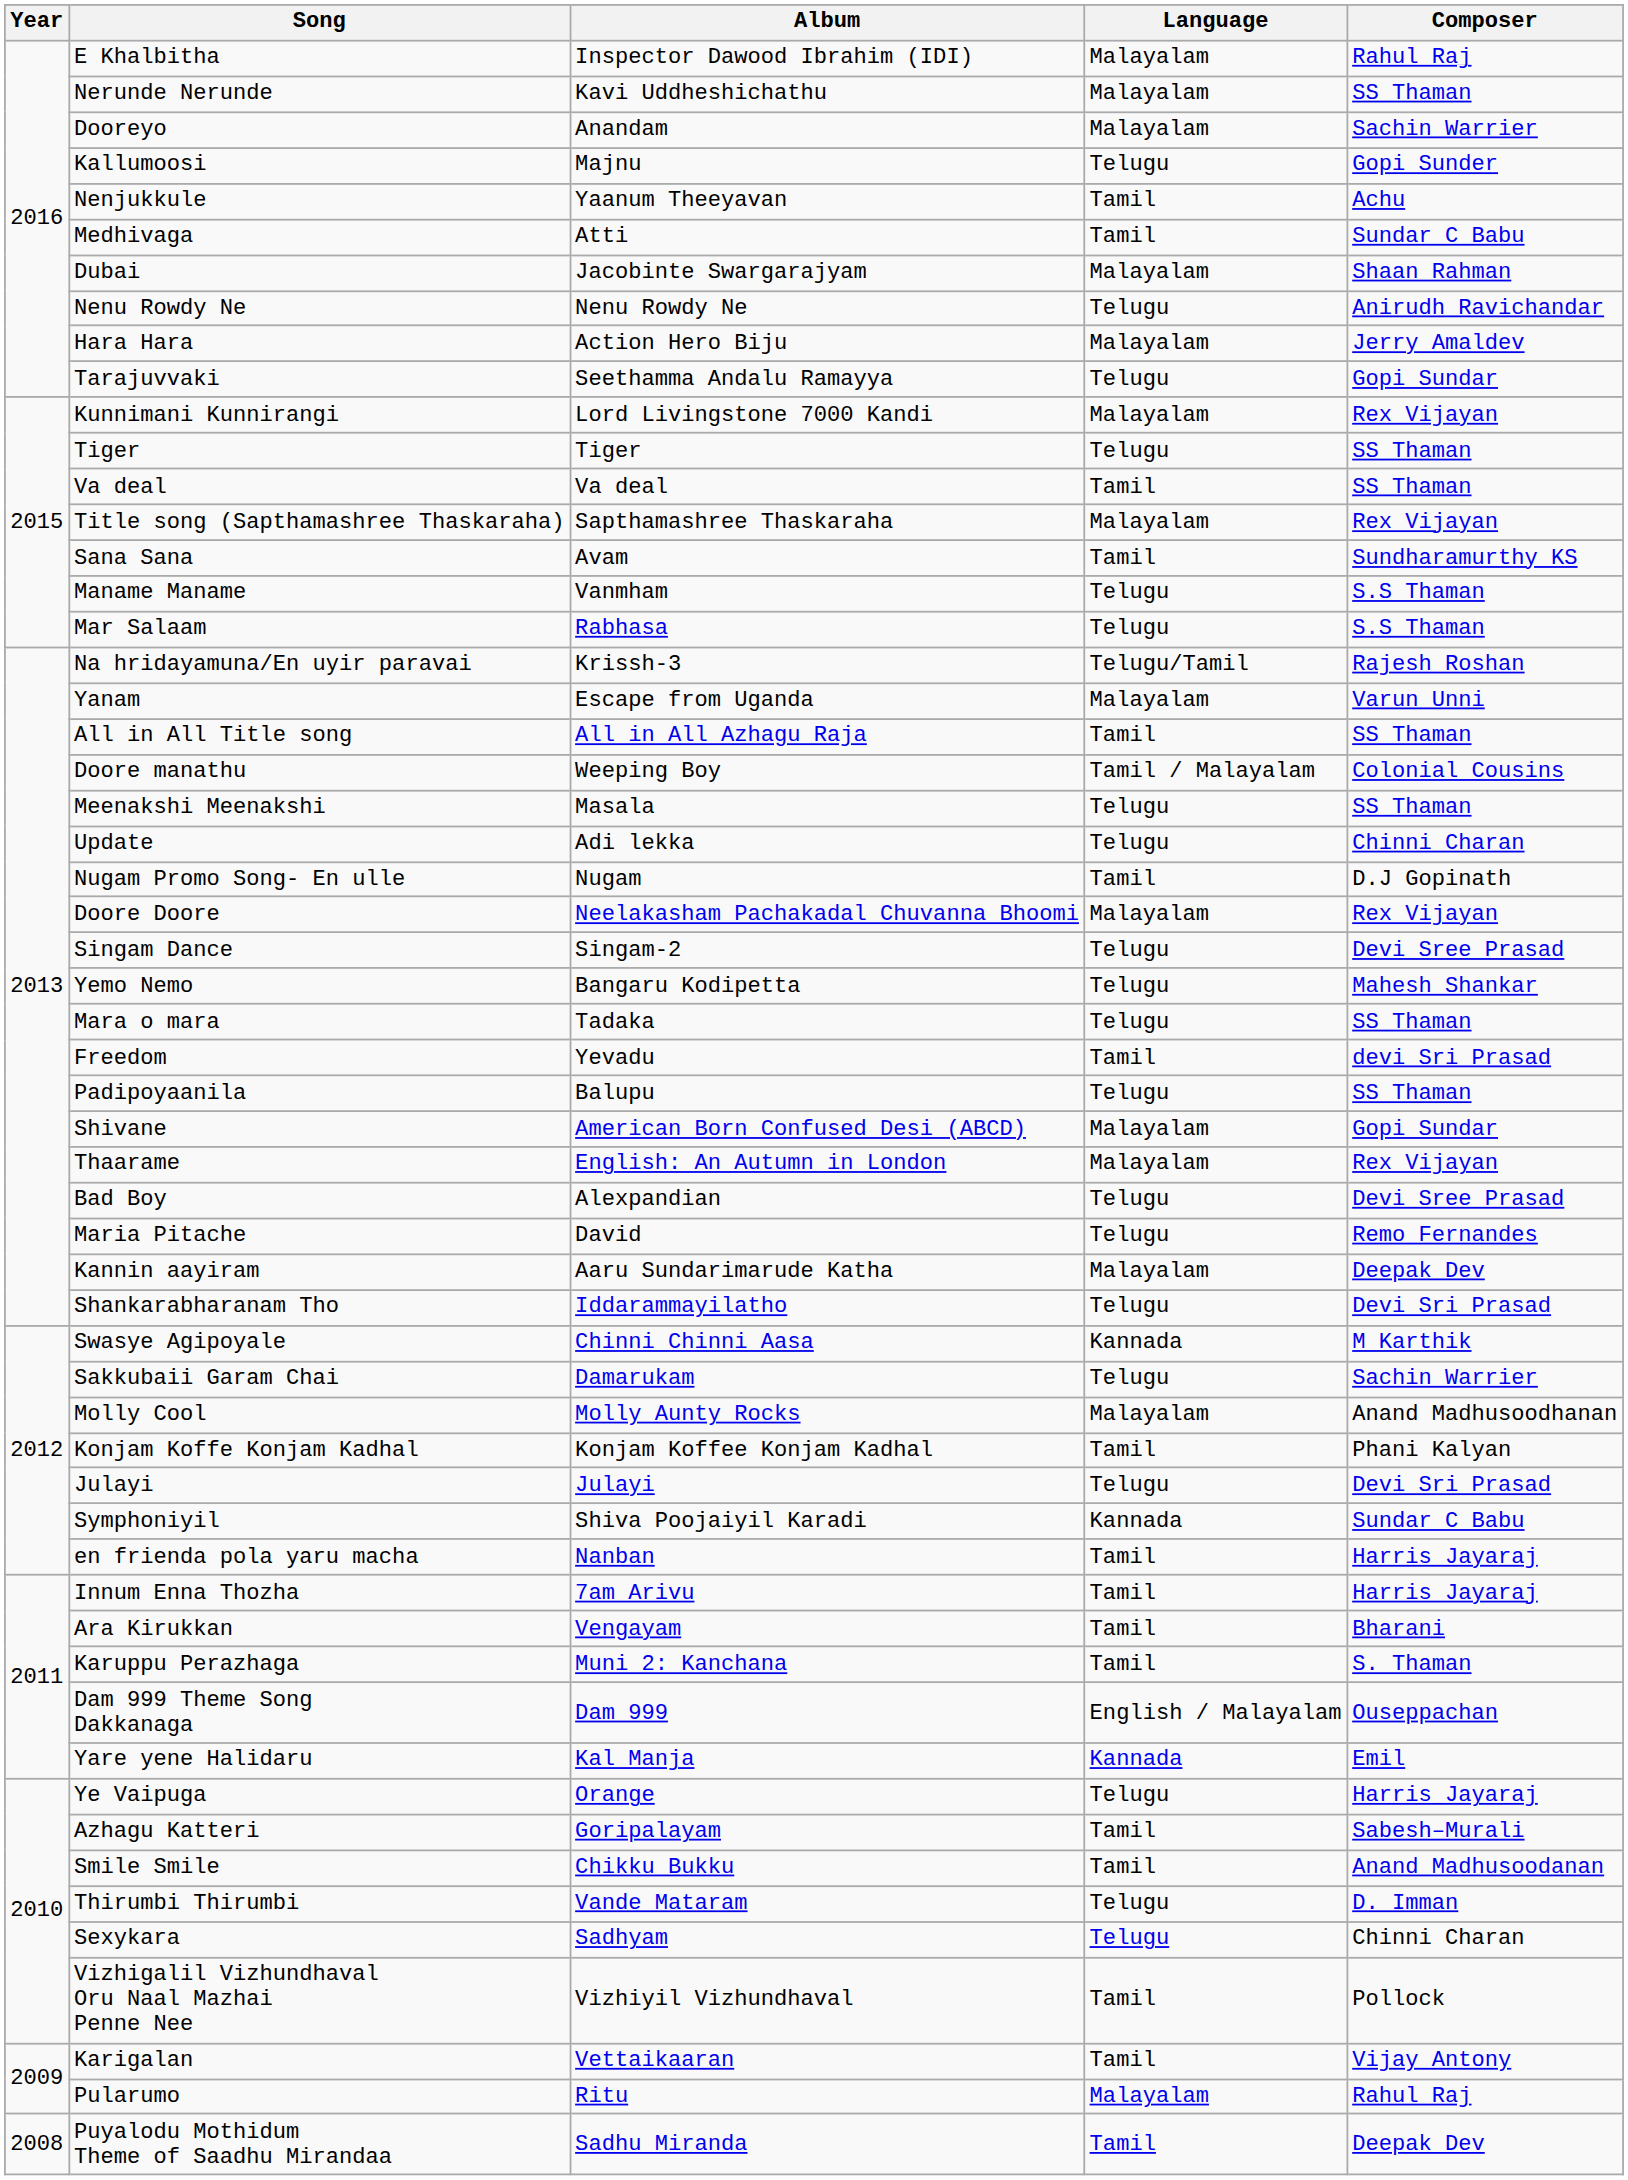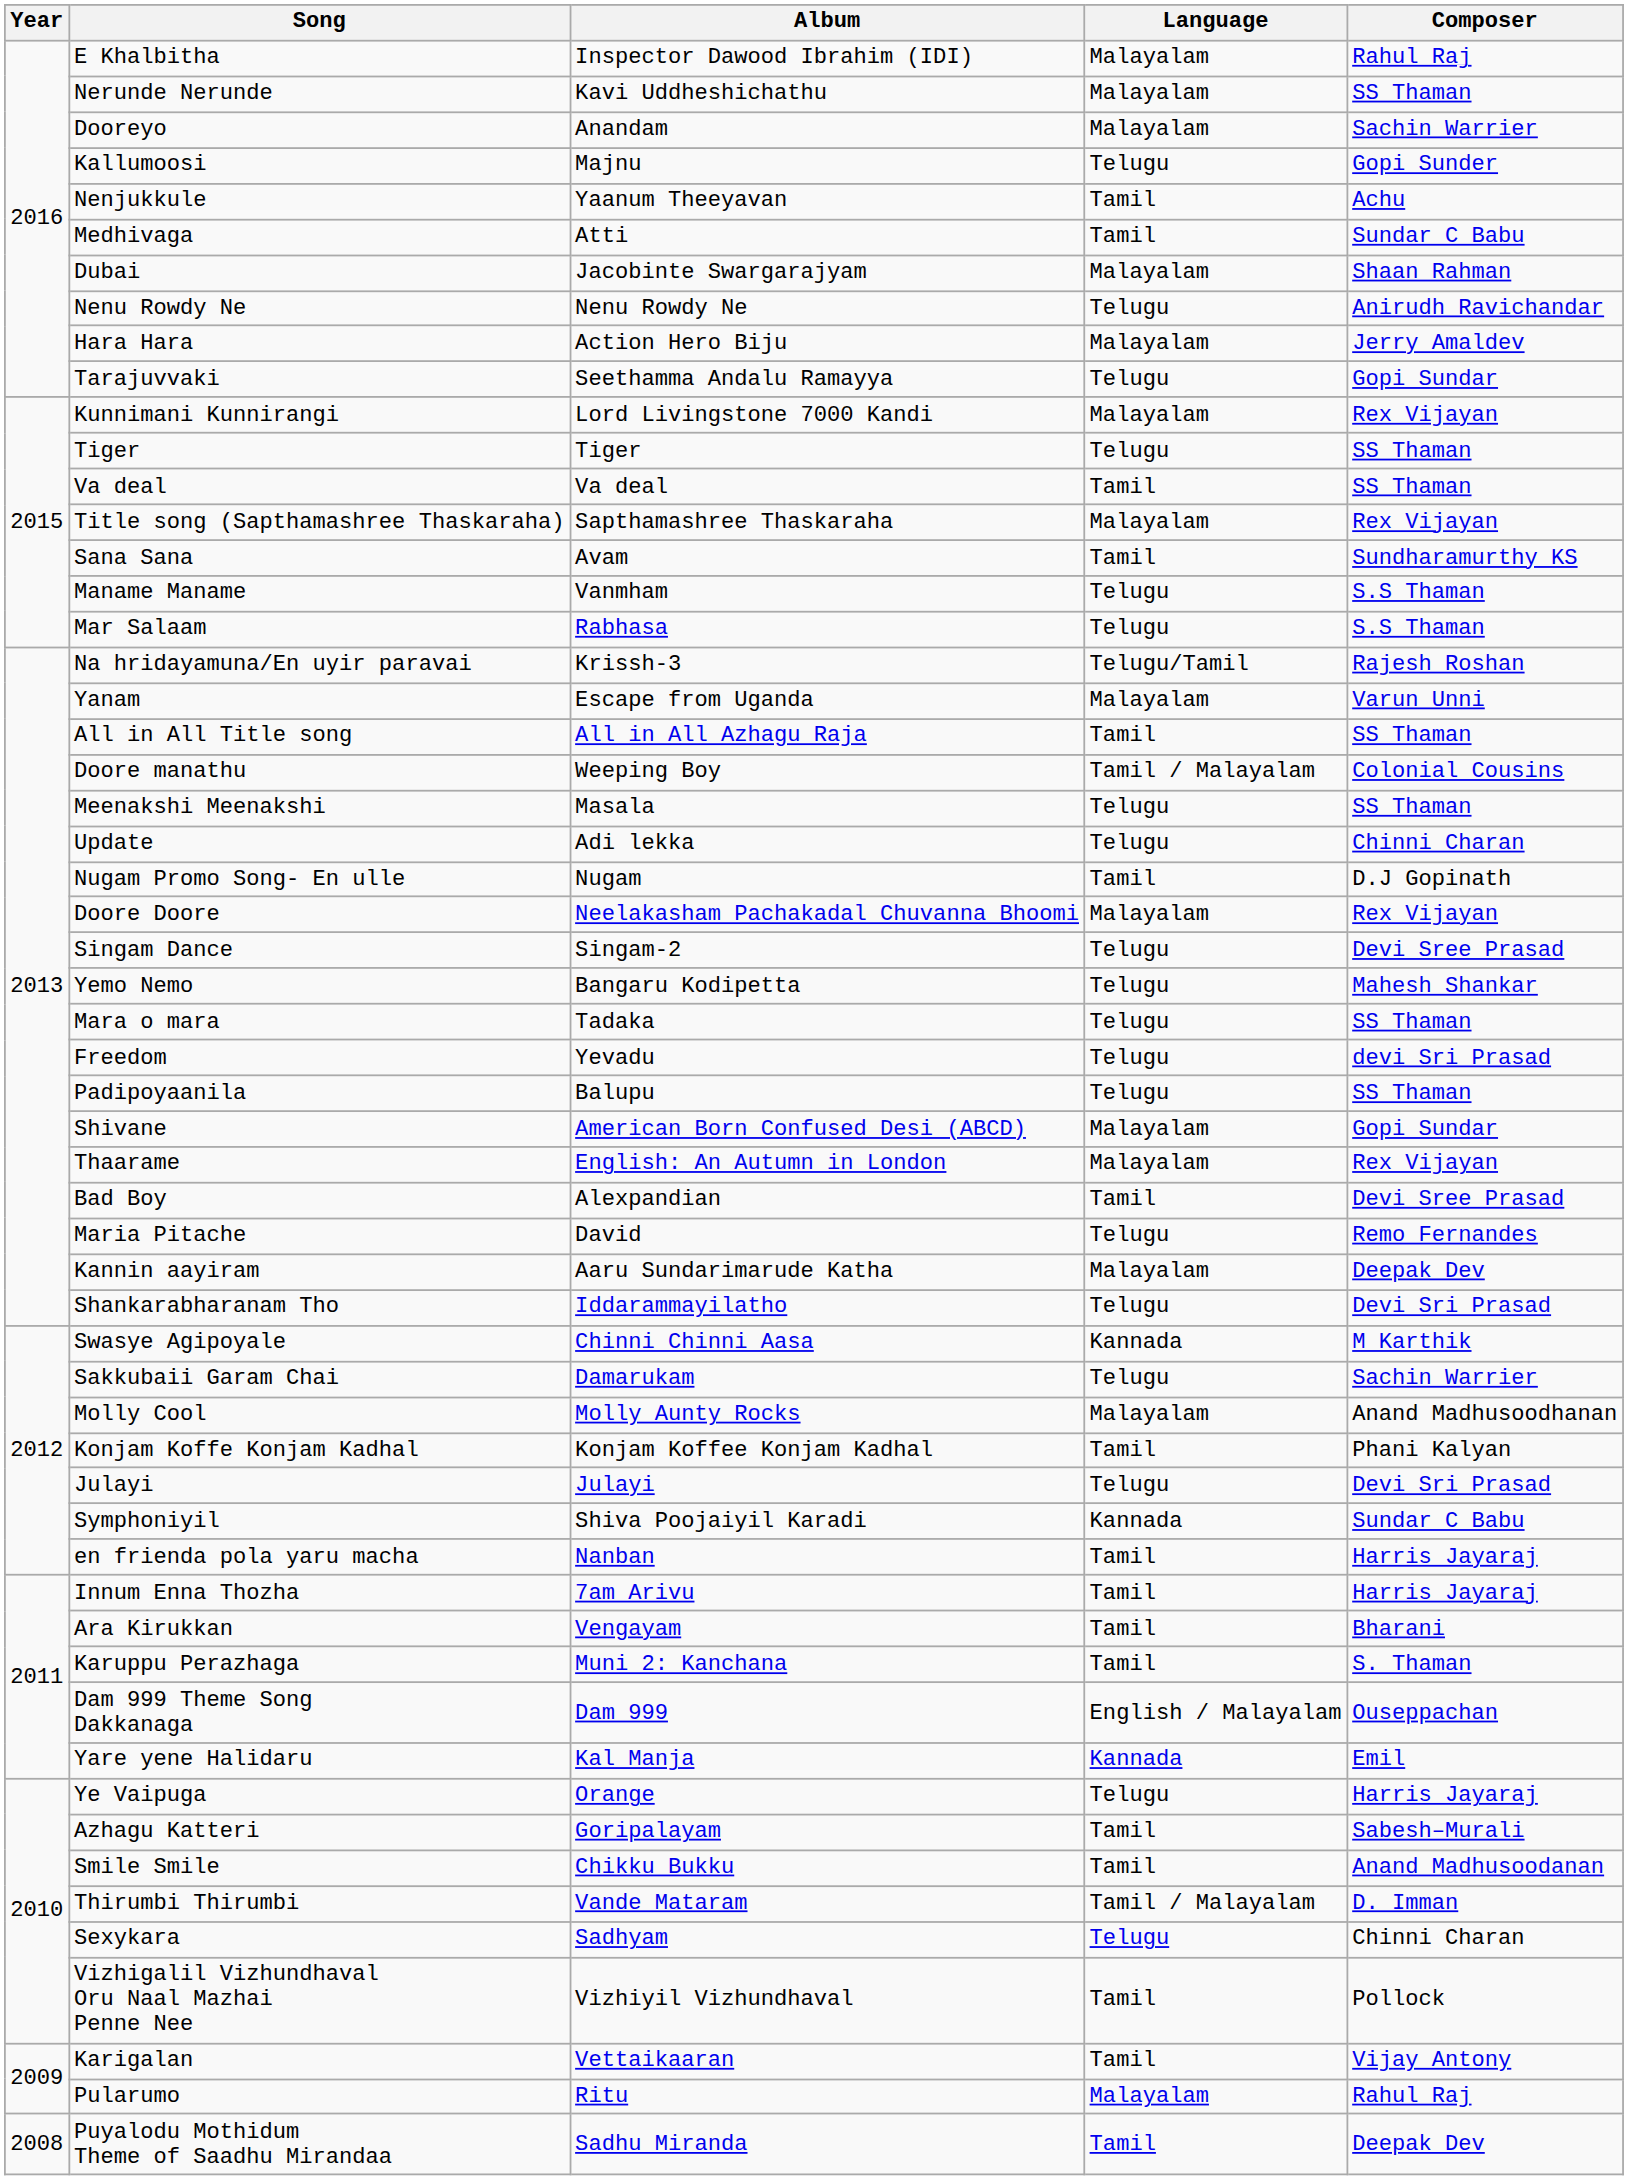(1123, 1058) Tamil -> (1129, 1058) Telugu
(1129, 1201) Telugu -> (1123, 1201) Tamil
(1129, 1904) Telugu -> (1202, 1904) Tamil / Malayalam
